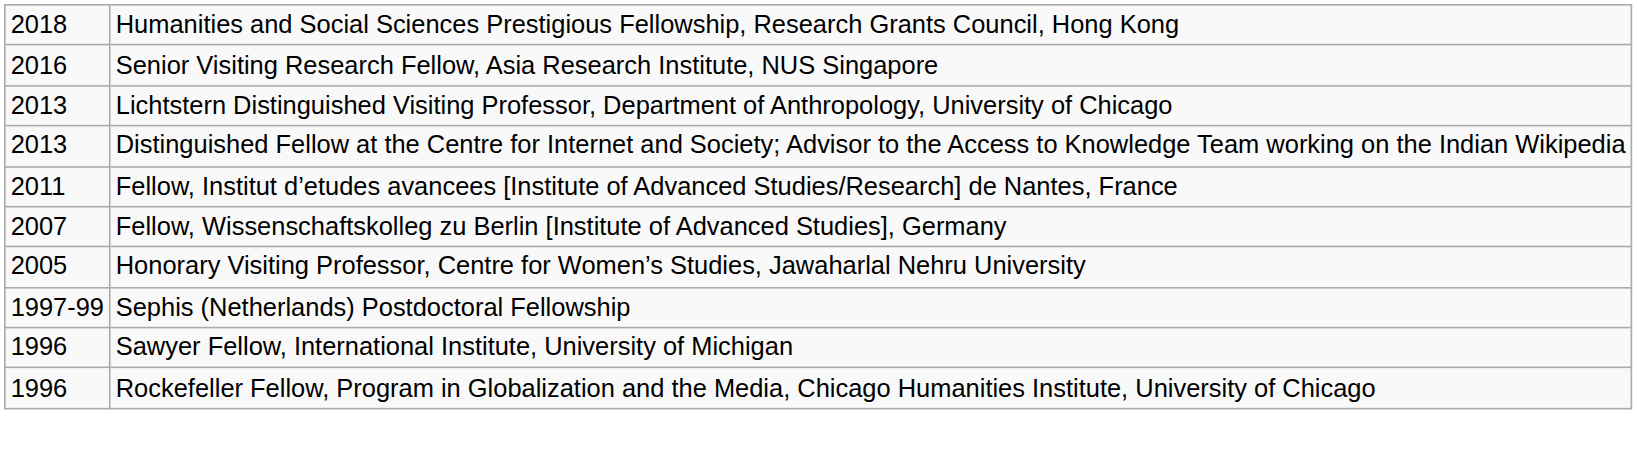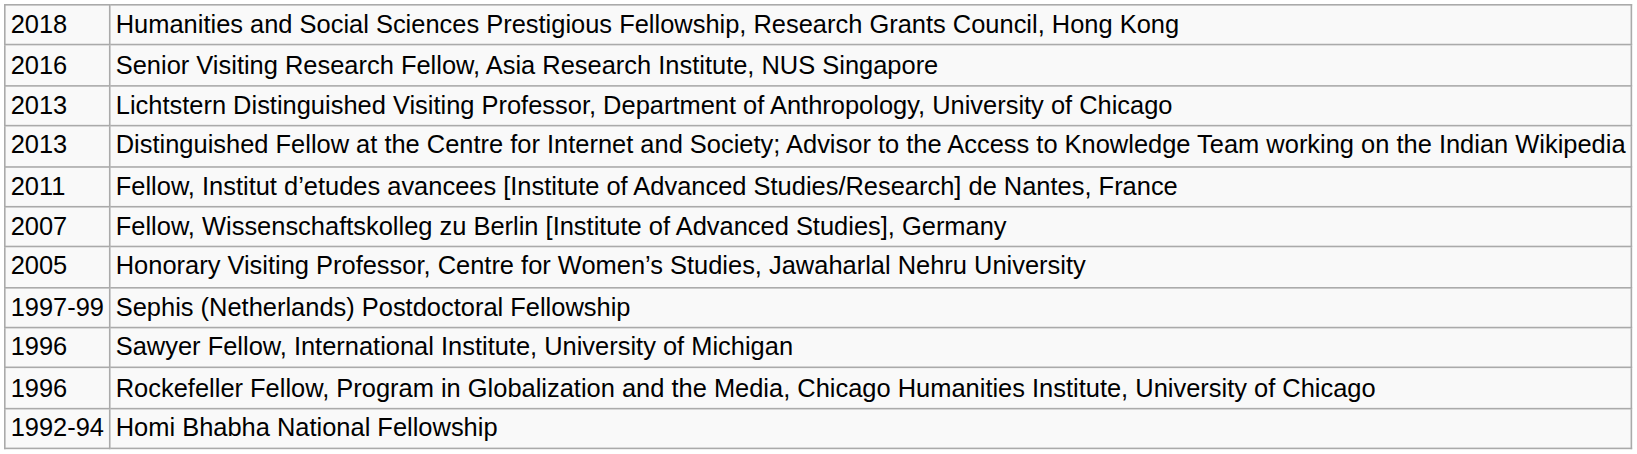+ row: (307, 428)
